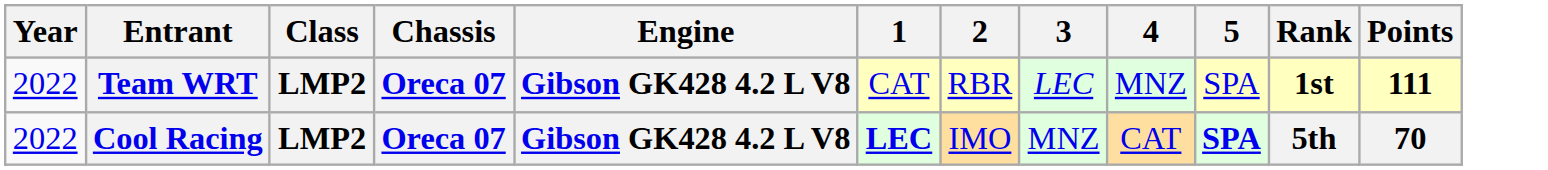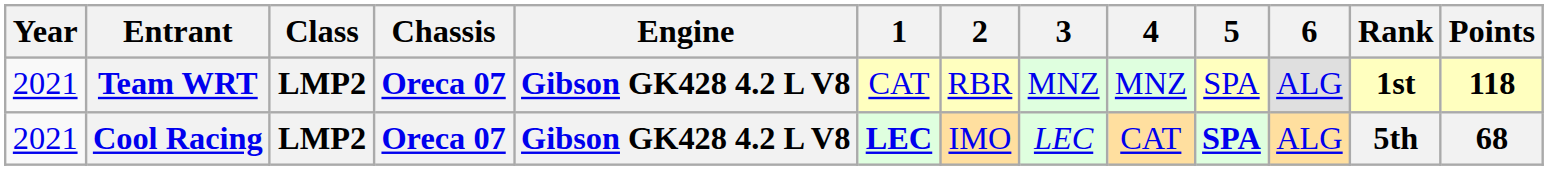+ column: (1309, 30)
(45, 84) 2022 -> (45, 84) 2021
(1064, 84) LEC -> (1064, 84) MNZ
(1410, 84) 111 -> (1492, 84) 118
(45, 137) 2022 -> (45, 137) 2021
(1064, 137) MNZ -> (1064, 137) LEC
(1410, 137) 70 -> (1492, 137) 68
